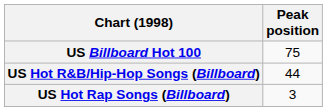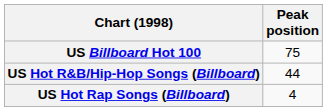(293, 95) 3 -> (293, 95) 4
